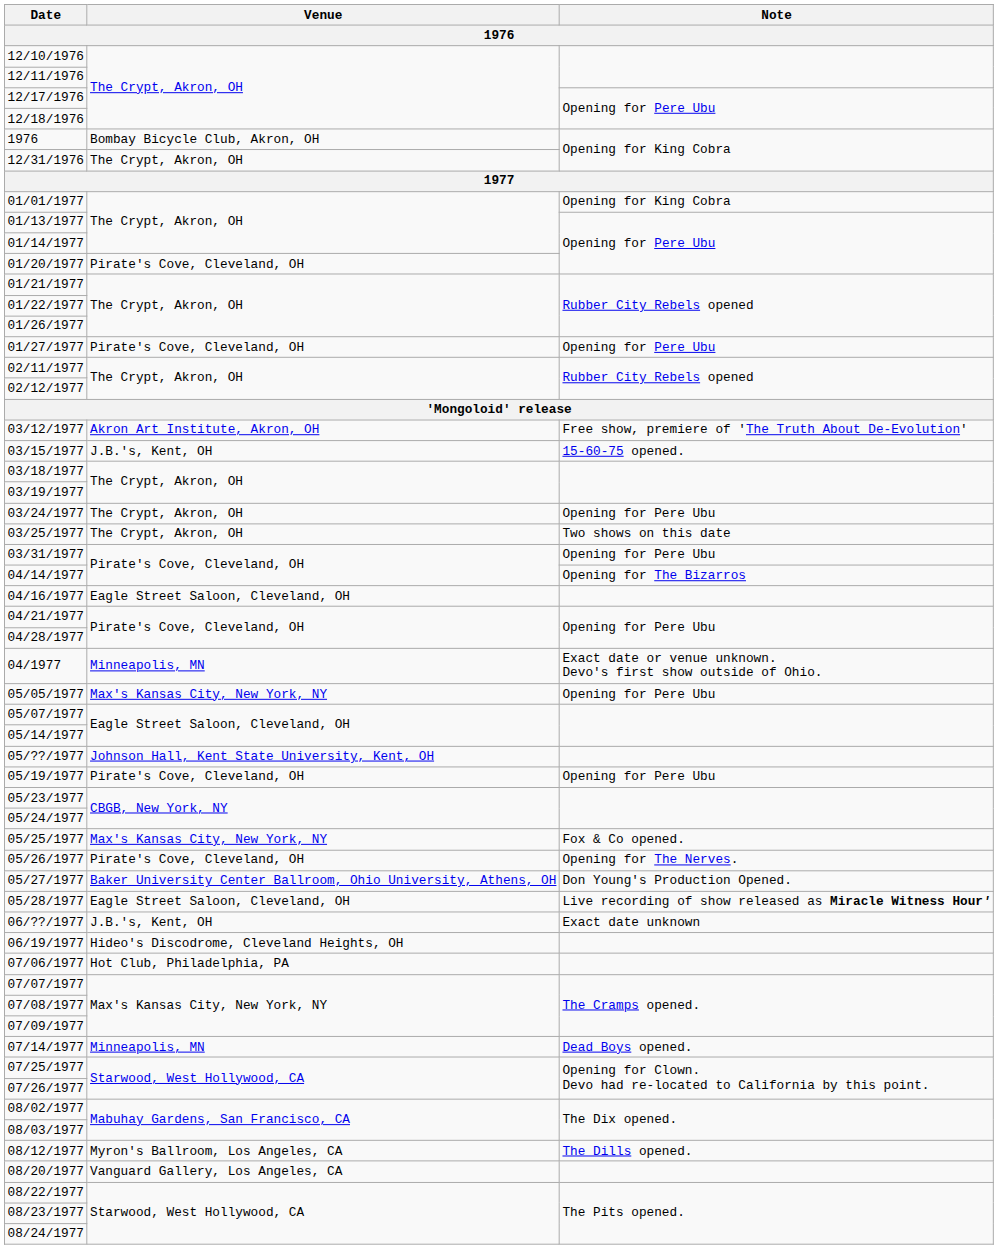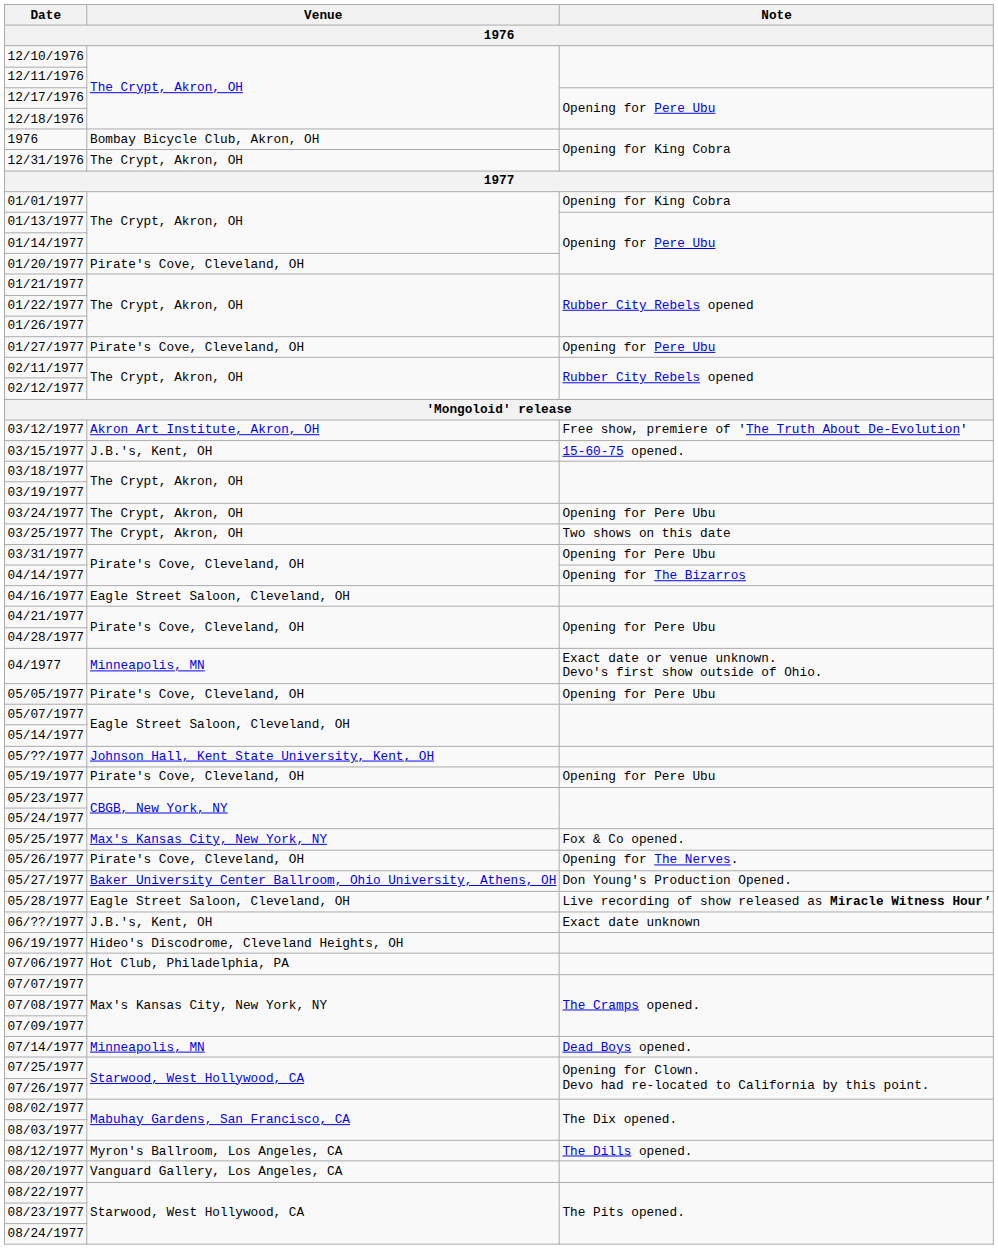(209, 694) Max's Kansas City, New York, NY -> (197, 694) Pirate's Cove, Cleveland, OH
